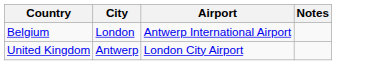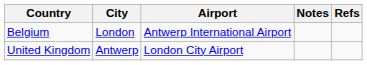+ column: (347, 13)
